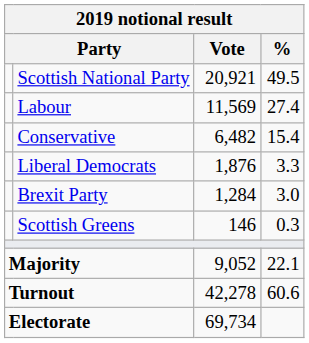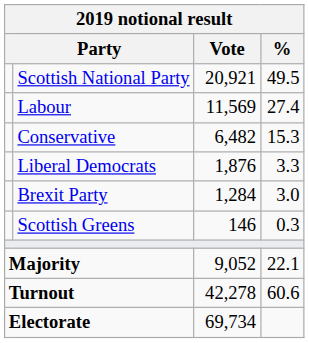(283, 136) 15.4 -> (283, 136) 15.3
